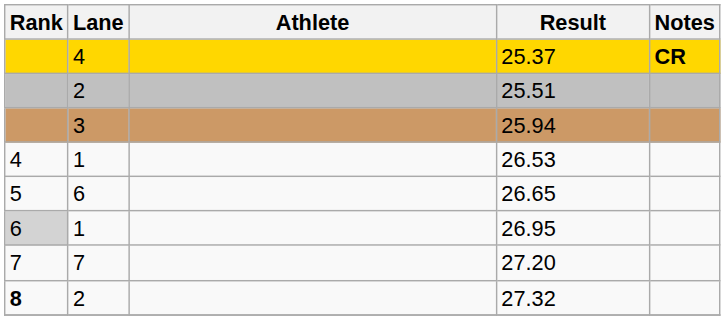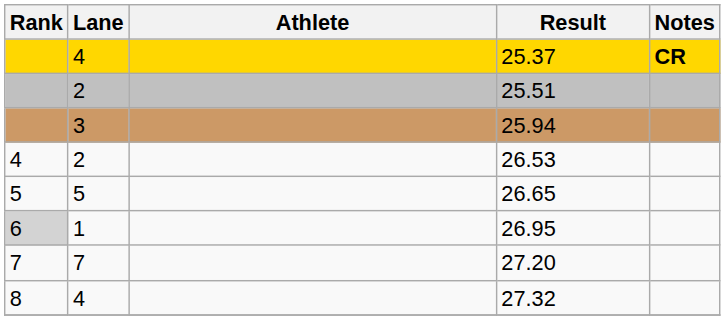(79, 160) 1 -> (79, 160) 2
(79, 194) 6 -> (79, 194) 5
(16, 297) bold -> (16, 297) normal
(79, 297) 2 -> (79, 297) 4
